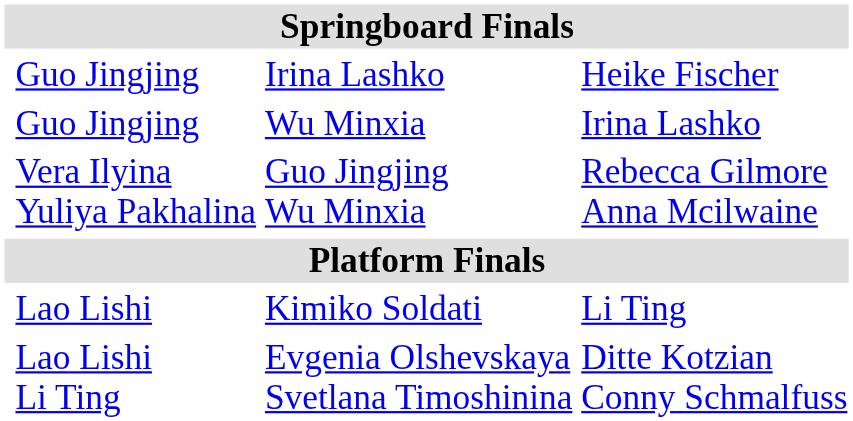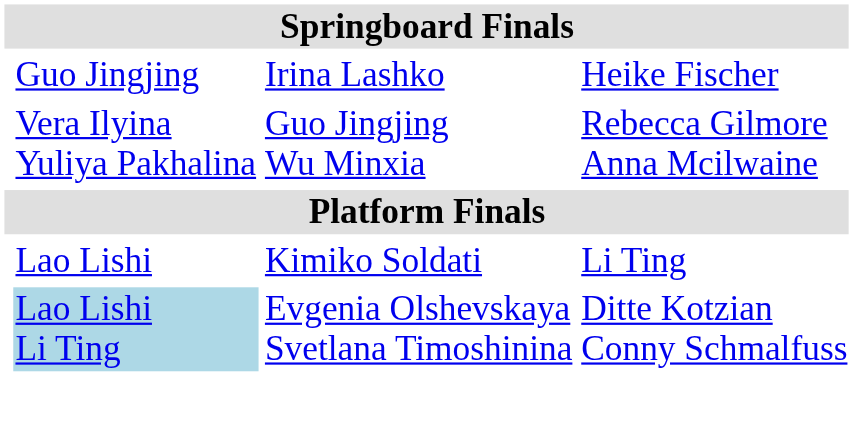- row: (345, 123)
(84, 377) no background -> (84, 328) lightblue background
